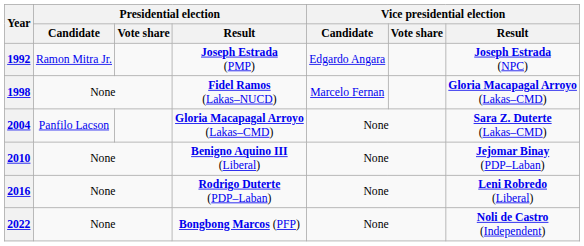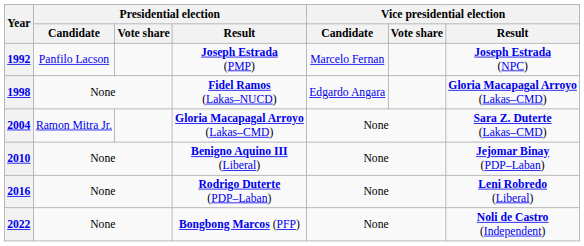(74, 59) Ramon Mitra Jr. -> (74, 59) Panfilo Lacson
(347, 59) Edgardo Angara -> (347, 59) Marcelo Fernan
(347, 92) Marcelo Fernan -> (347, 92) Edgardo Angara
(74, 125) Panfilo Lacson -> (74, 125) Ramon Mitra Jr.
